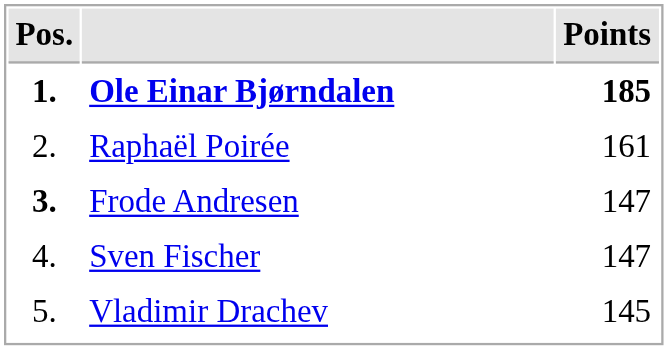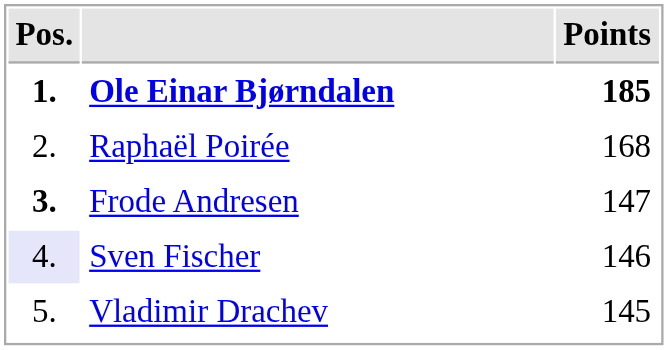(626, 146) 161 -> (626, 146) 168
(44, 256) no background -> (44, 256) lavender background
(626, 256) 147 -> (626, 256) 146
